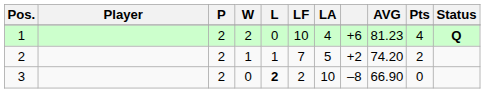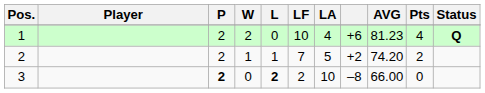(221, 77) normal -> (221, 77) bold
(387, 77) 66.90 -> (387, 77) 66.00
